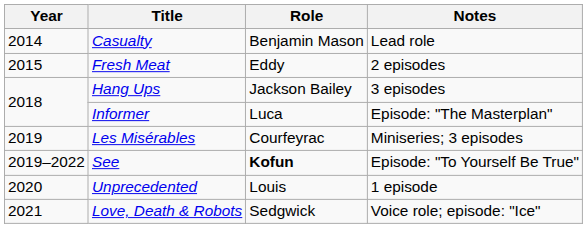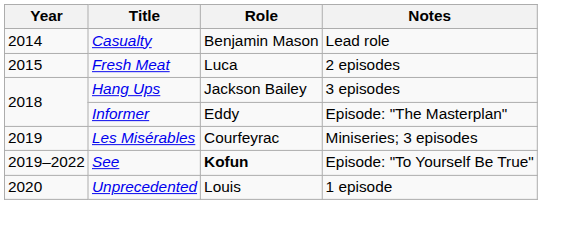(267, 65) Eddy -> (221, 65) Luca
(266, 114) Luca -> (222, 114) Eddy
- row: (167, 211)
